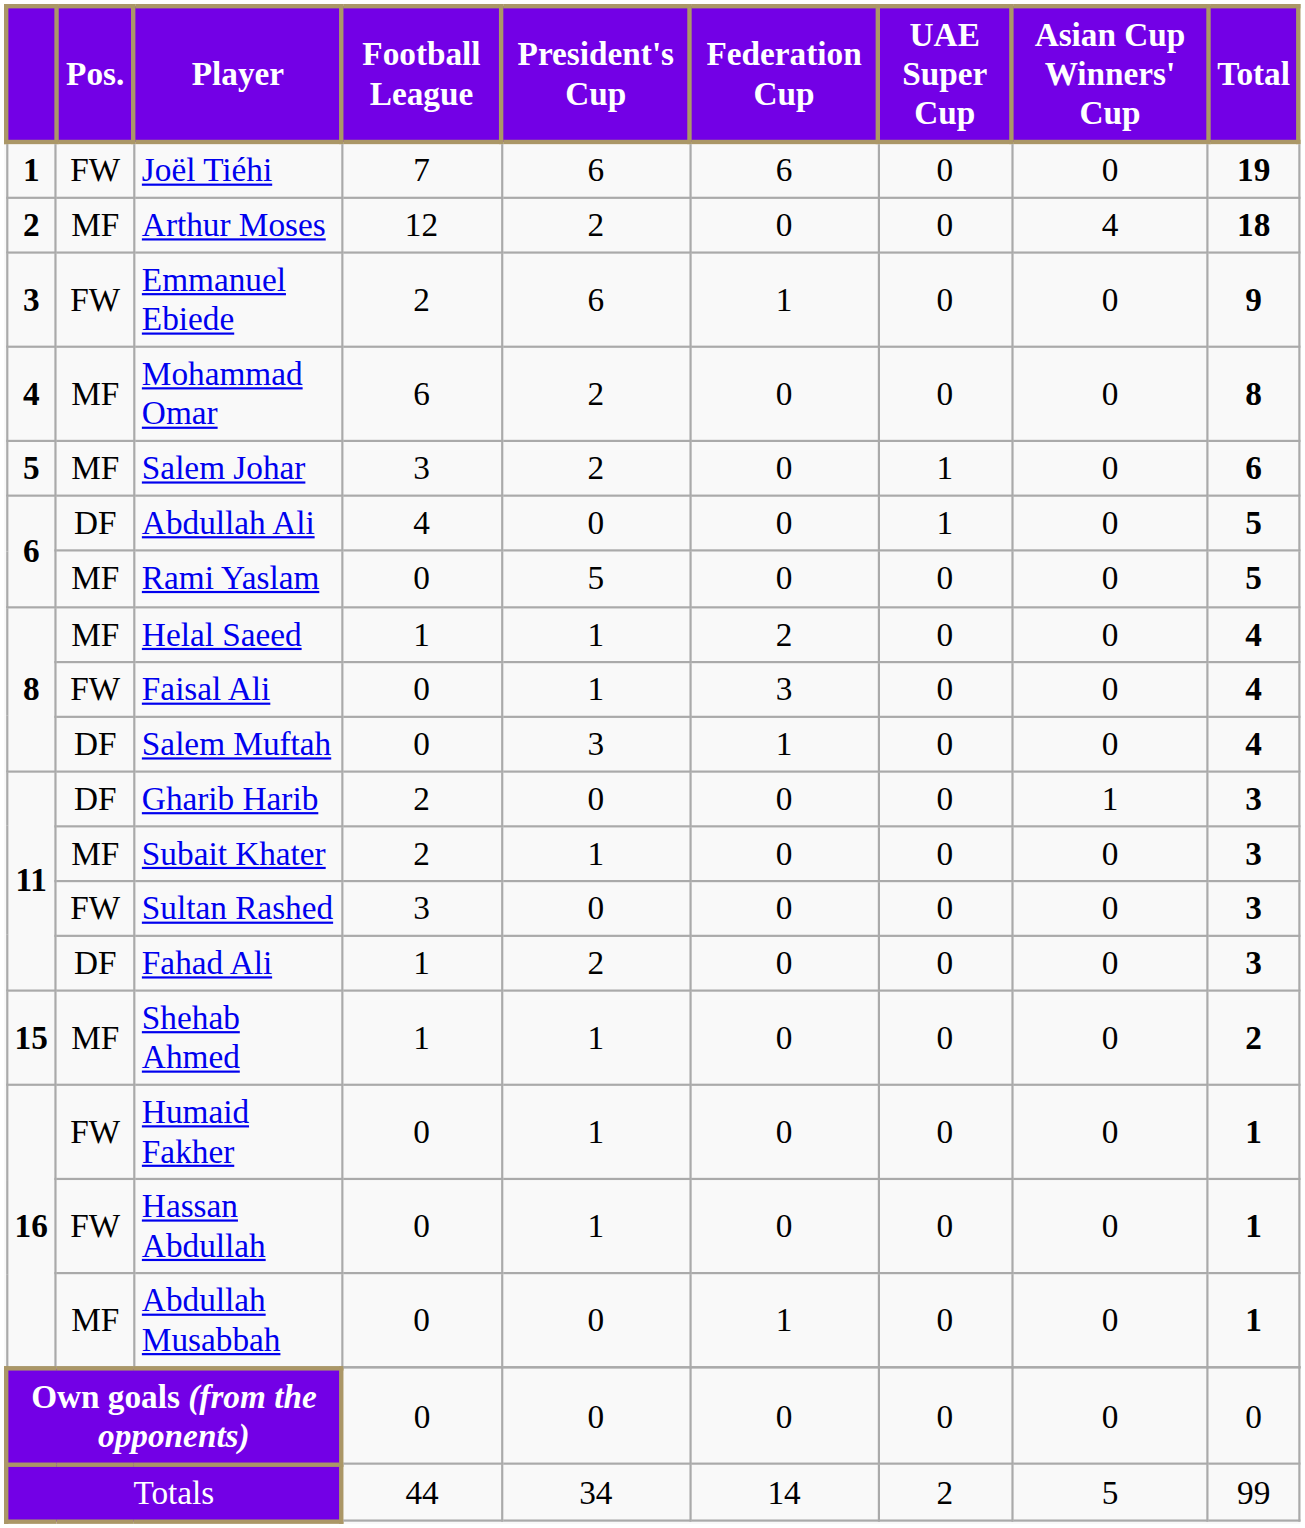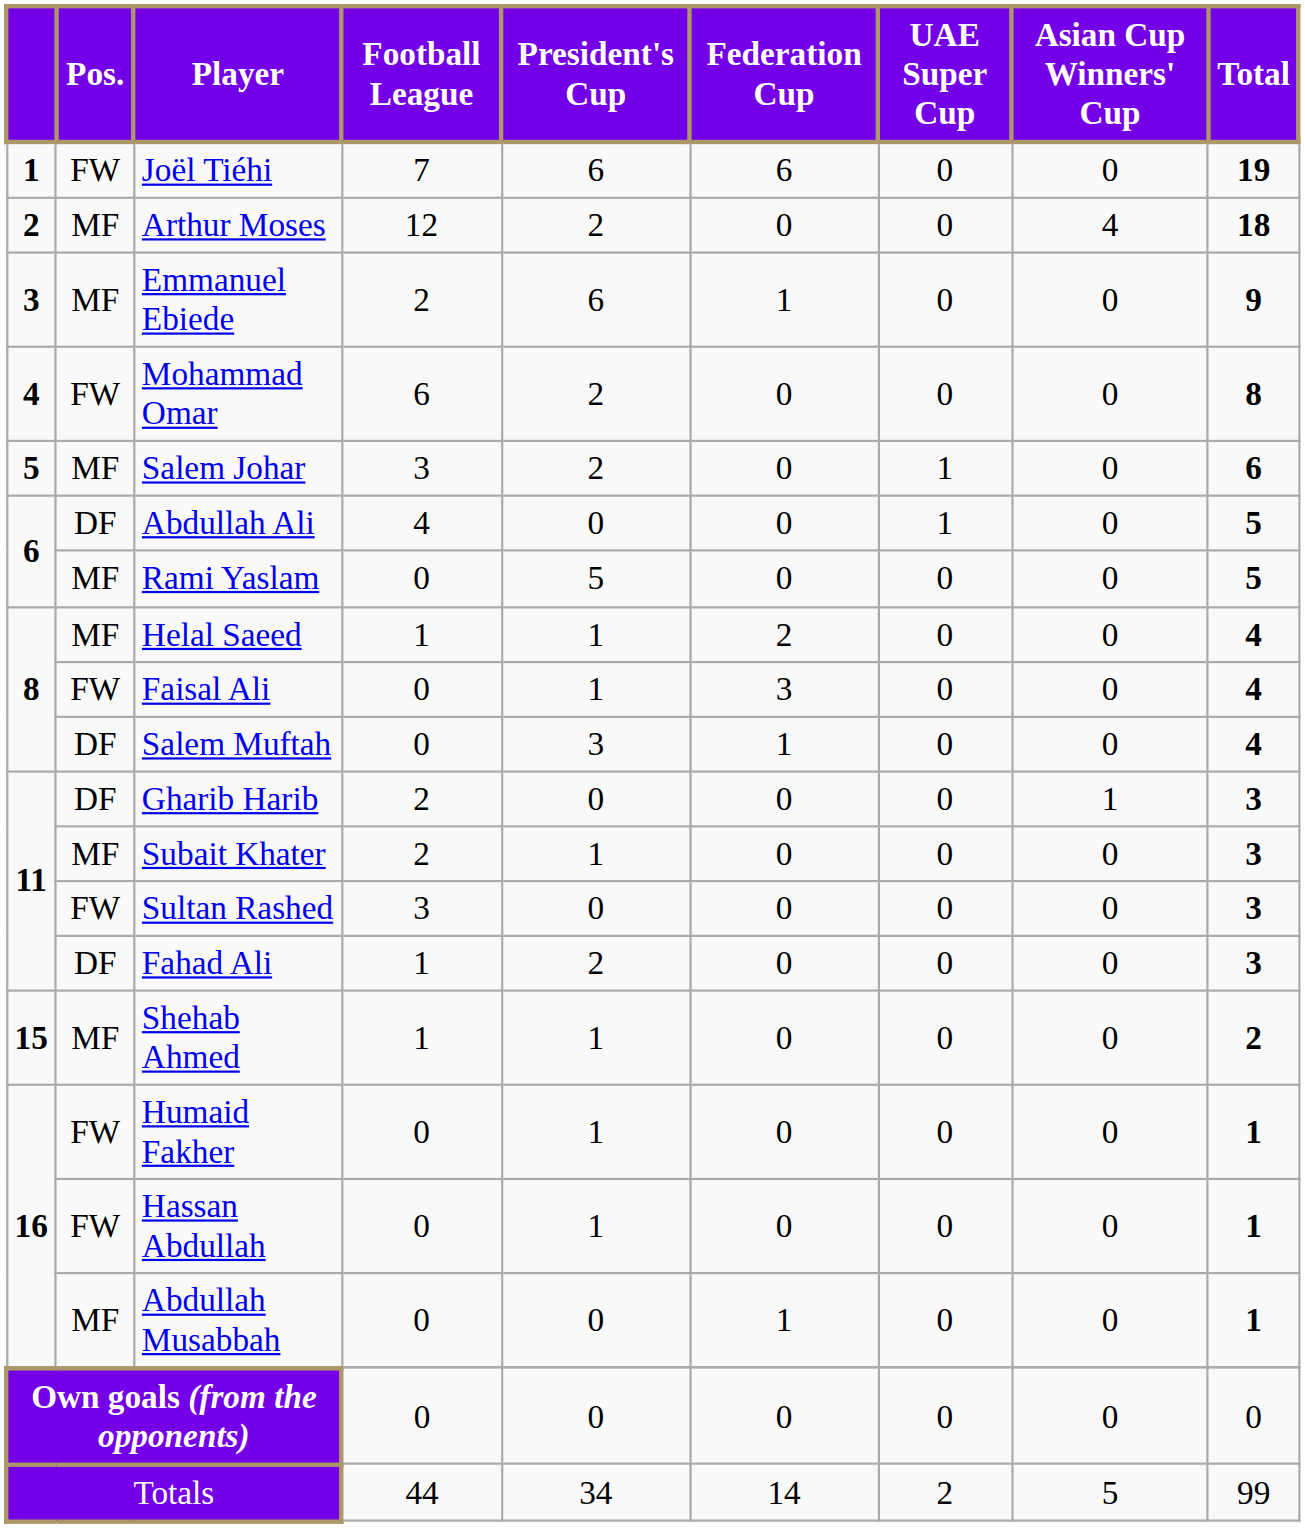(95, 299) FW -> (95, 299) MF
(95, 394) MF -> (95, 394) FW
